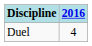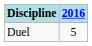(73, 32) 4 -> (73, 32) 5
